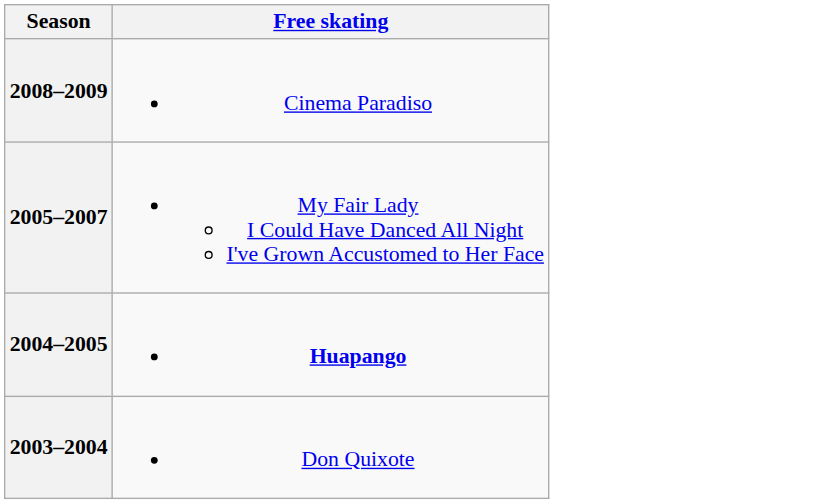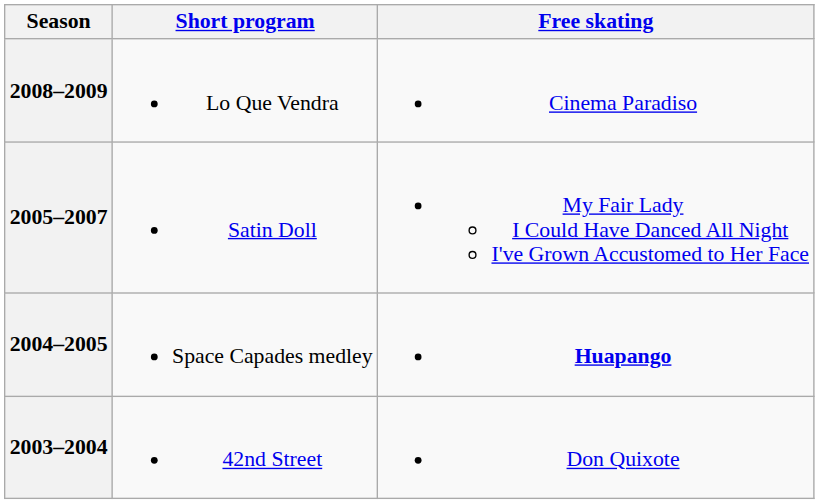+ column: (245, 21)
